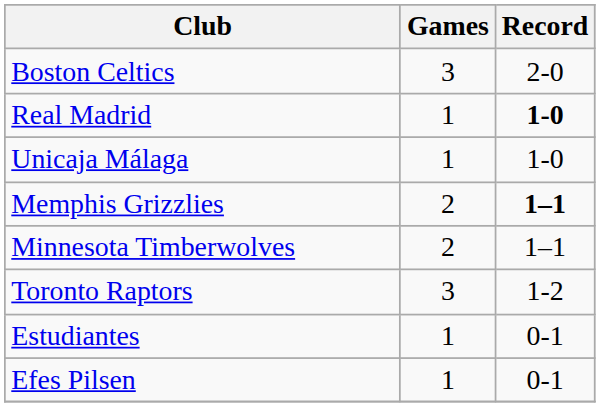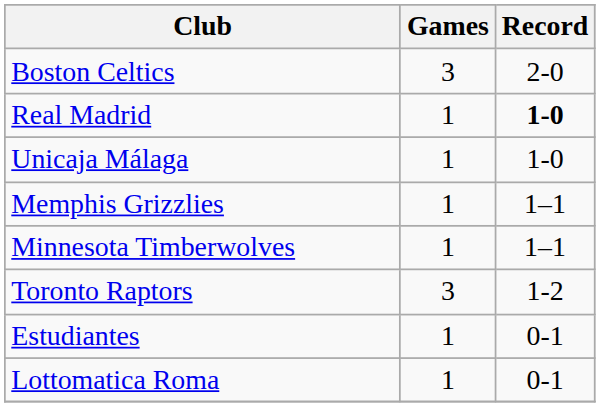(448, 203) 2 -> (448, 203) 1
(545, 203) bold -> (545, 203) normal
(448, 247) 2 -> (448, 247) 1
+ row: (115, 379)
- row: (74, 379)
